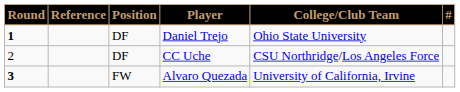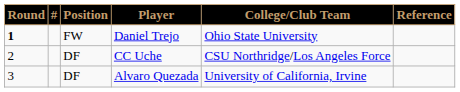columns swapped: (448, 14) <-> (78, 14)
(120, 35) DF -> (73, 35) FW
(11, 76) bold -> (11, 76) normal
(122, 76) FW -> (72, 76) DF
